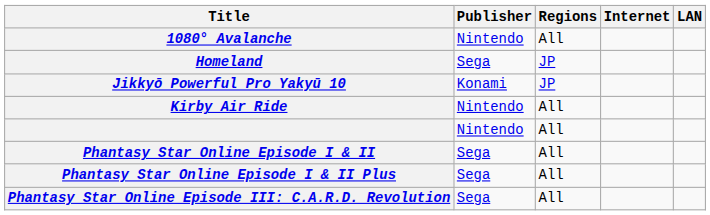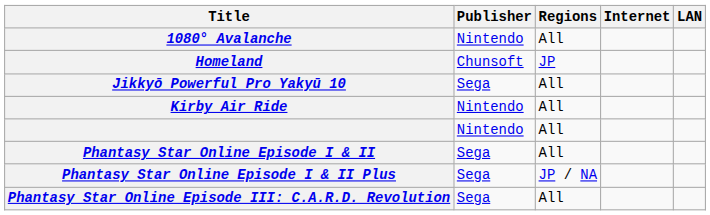(474, 62) Sega -> (490, 62) Chunsoft
(482, 85) Konami -> (474, 85) Sega
(547, 85) JP -> (551, 85) All
(551, 175) All -> (568, 175) JP / NA
